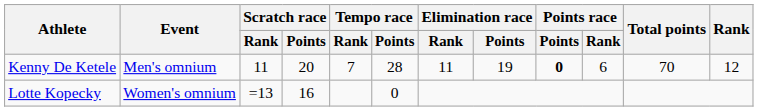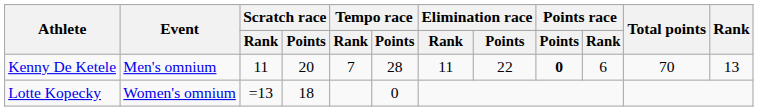(505, 67) 19 -> (505, 67) 22
(731, 67) 12 -> (731, 67) 13
(306, 93) 16 -> (306, 93) 18
